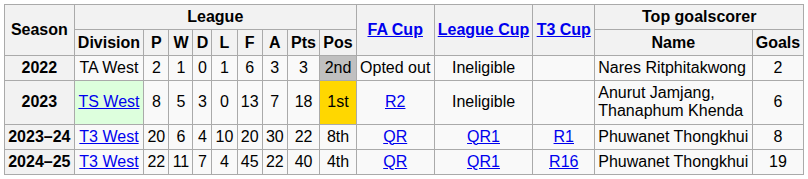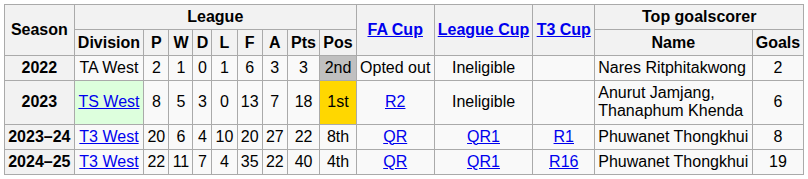(275, 136) 30 -> (275, 136) 27
(250, 162) 45 -> (250, 162) 35
